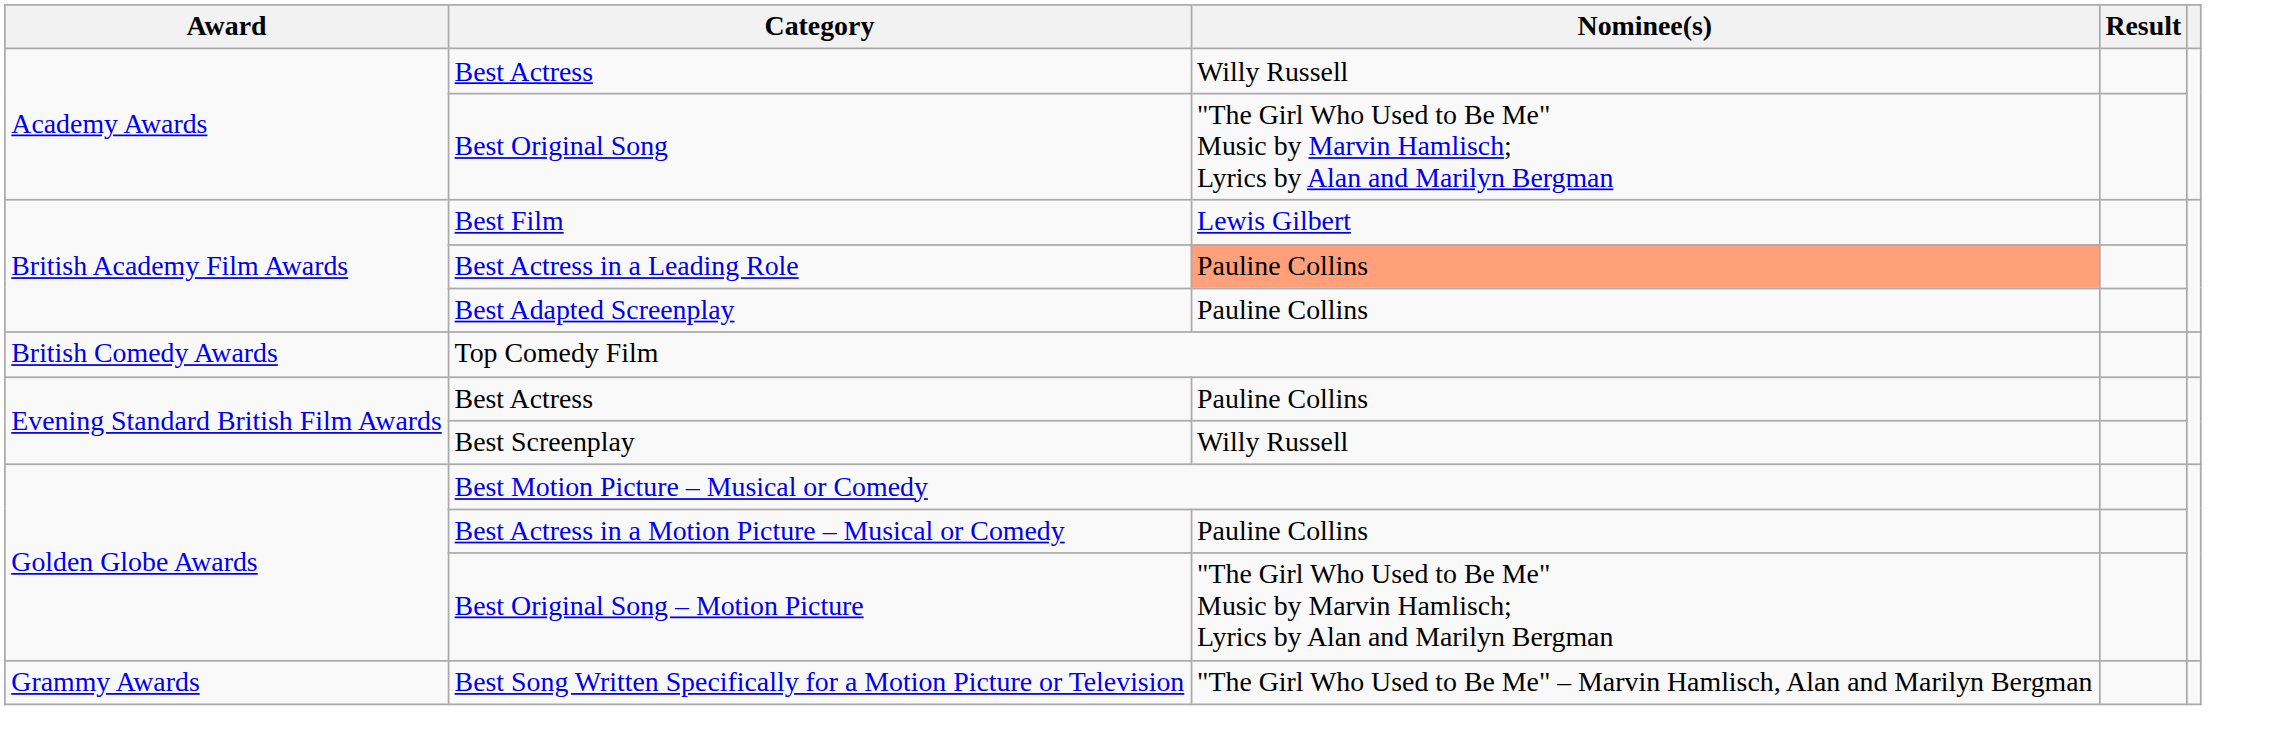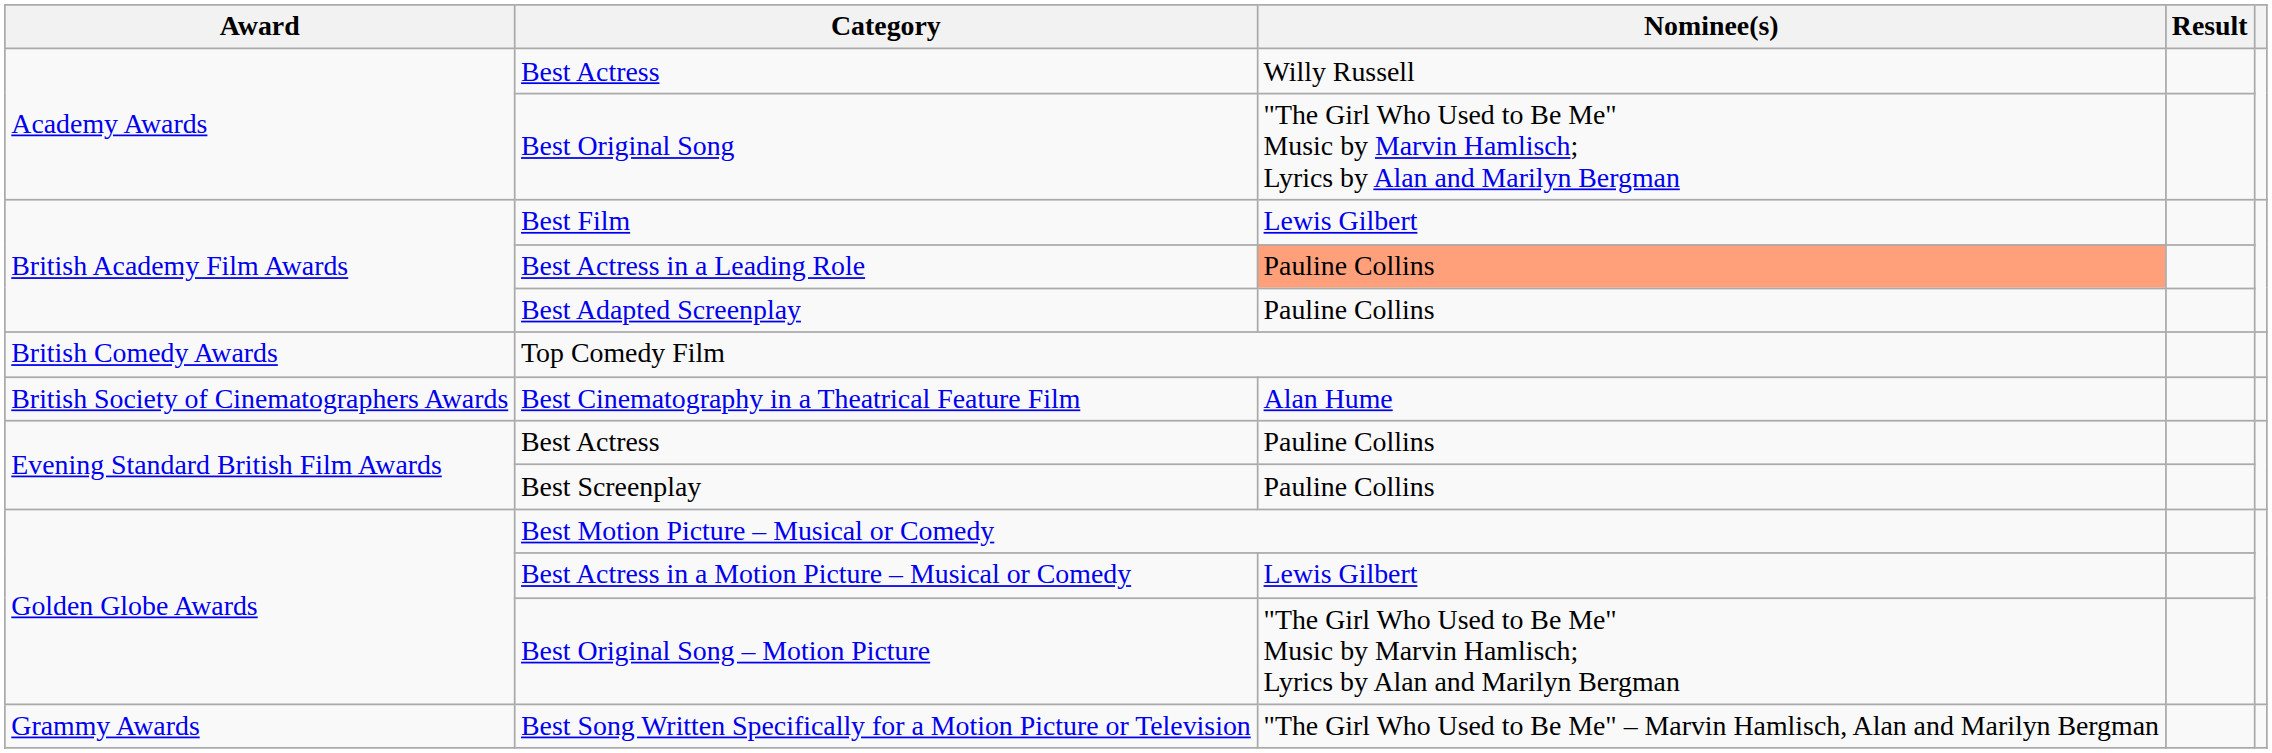+ row: (260, 398)
(1273, 442) Willy Russell -> (1349, 486) Pauline Collins
(1283, 530) Pauline Collins -> (1340, 574) Lewis Gilbert
